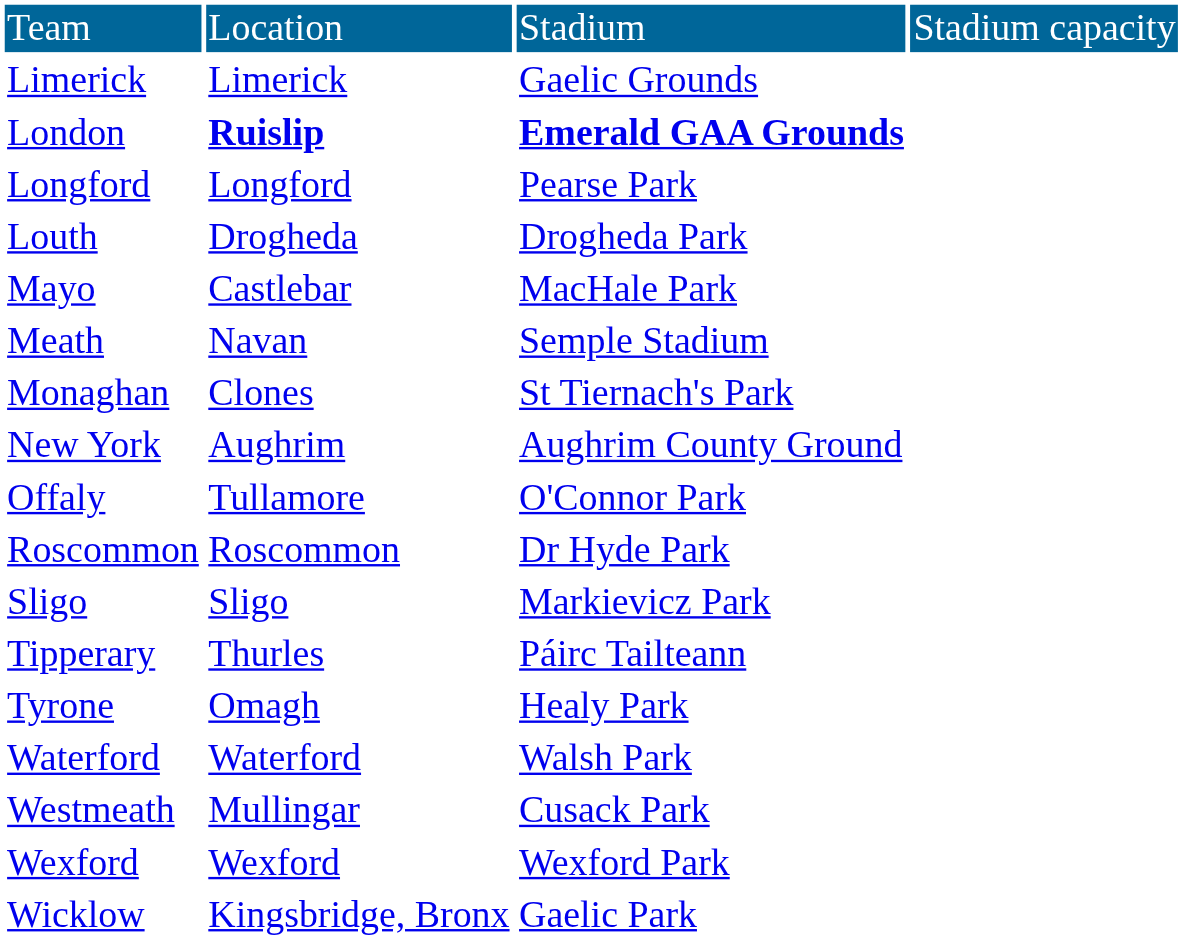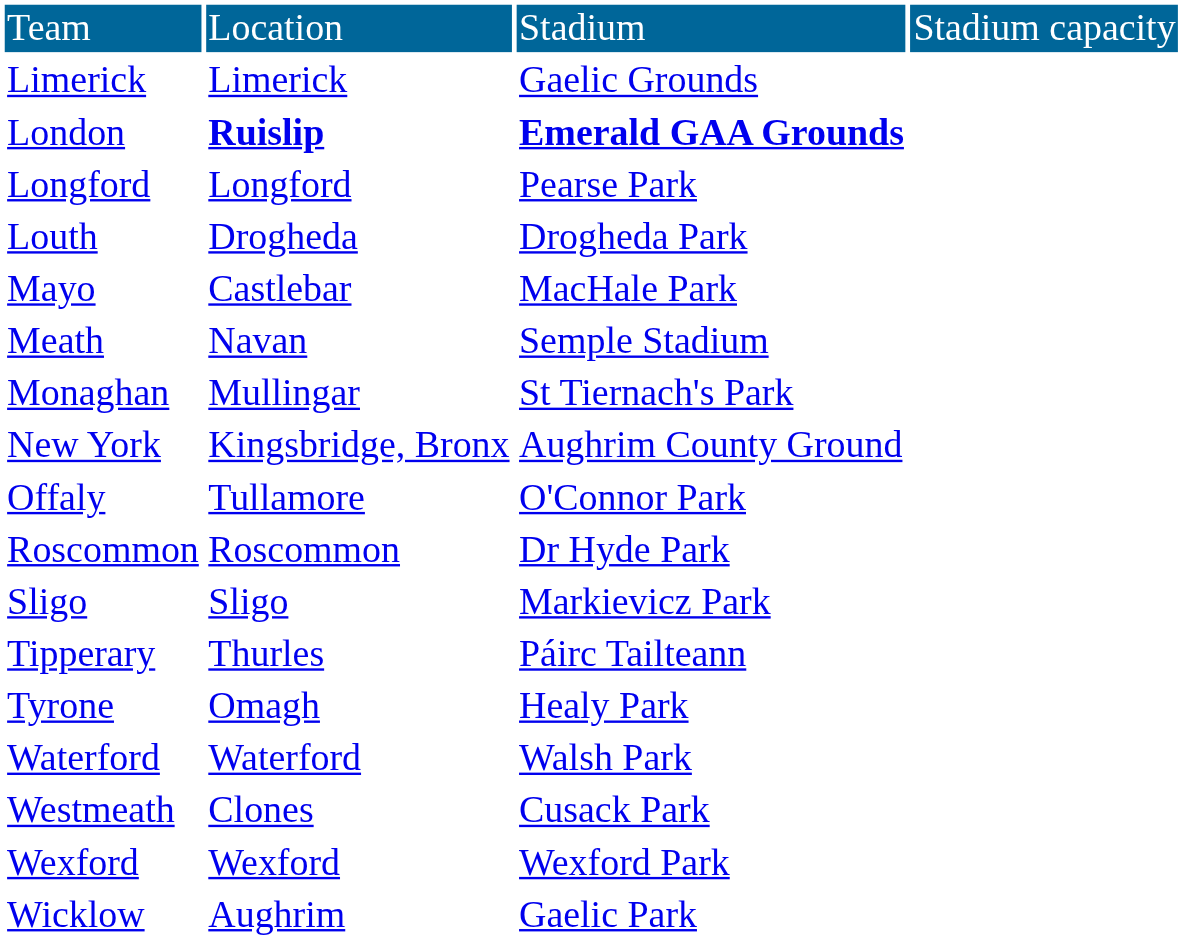(261, 392) Clones -> (284, 392) Mullingar
(277, 444) Aughrim -> (359, 444) Kingsbridge, Bronx
(284, 809) Mullingar -> (261, 809) Clones
(359, 914) Kingsbridge, Bronx -> (277, 914) Aughrim
